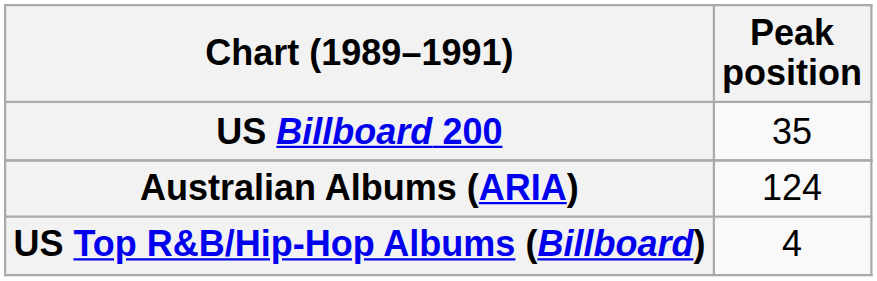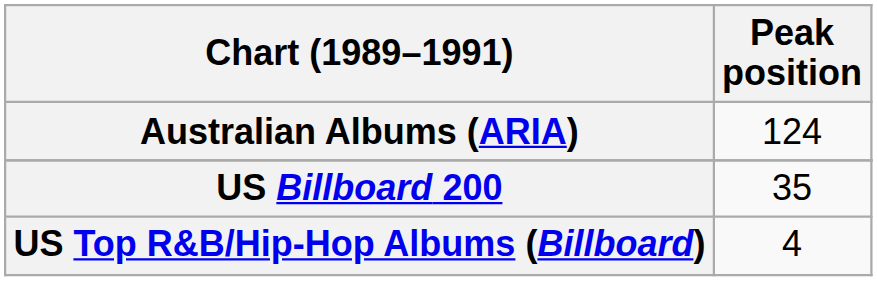rows swapped: (359, 187) <-> (359, 130)
